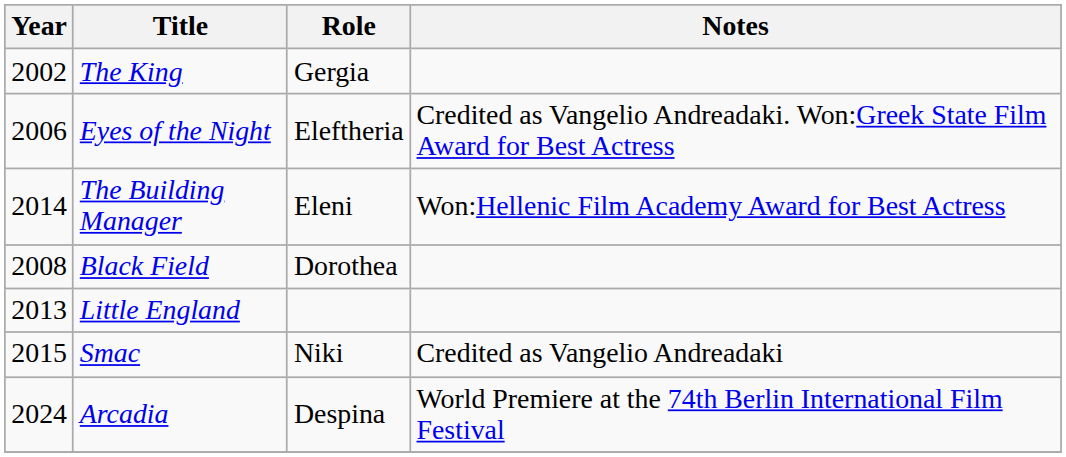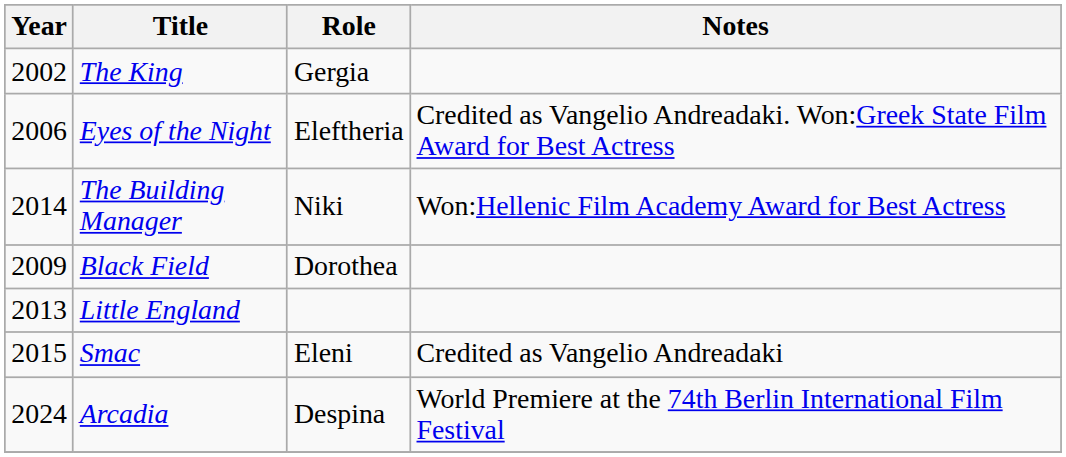(323, 206) Eleni -> (319, 206) Niki
(39, 265) 2008 -> (39, 265) 2009
(319, 354) Niki -> (323, 354) Eleni
